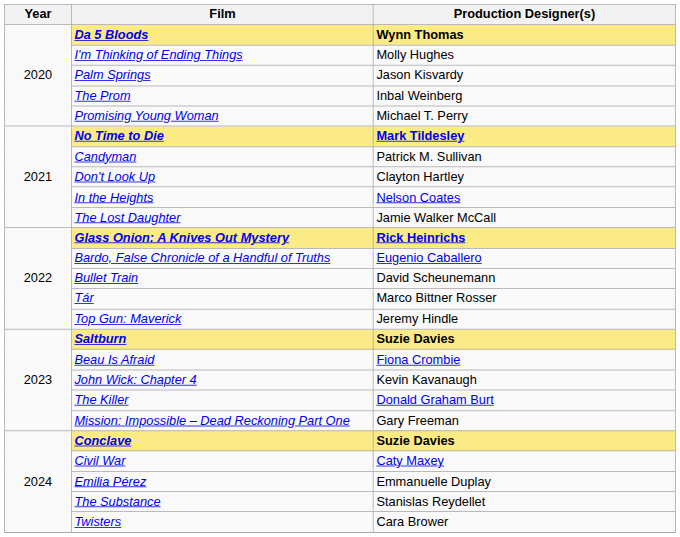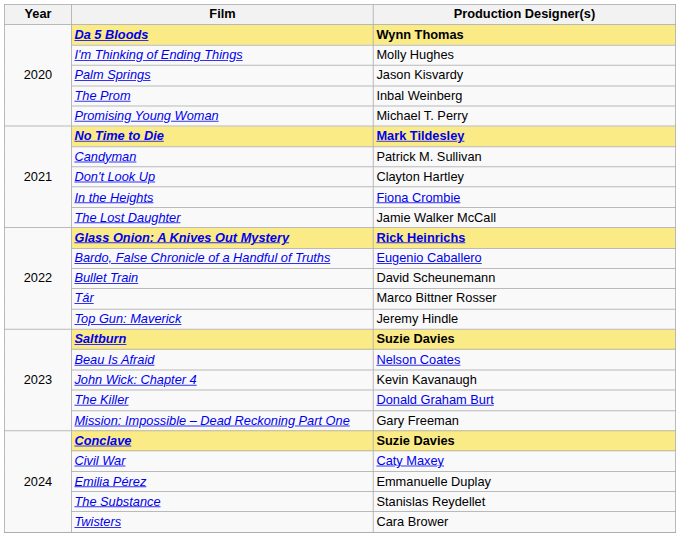(418, 197) Nelson Coates -> (418, 197) Fiona Crombie
(418, 359) Fiona Crombie -> (418, 359) Nelson Coates
